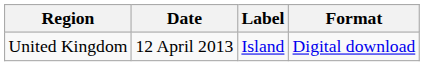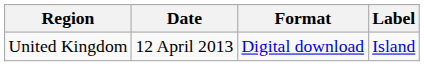columns swapped: (354, 18) <-> (263, 18)
